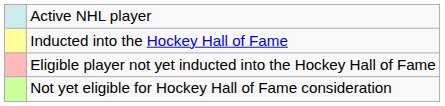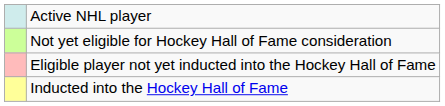rows swapped: (159, 40) <-> (211, 88)
